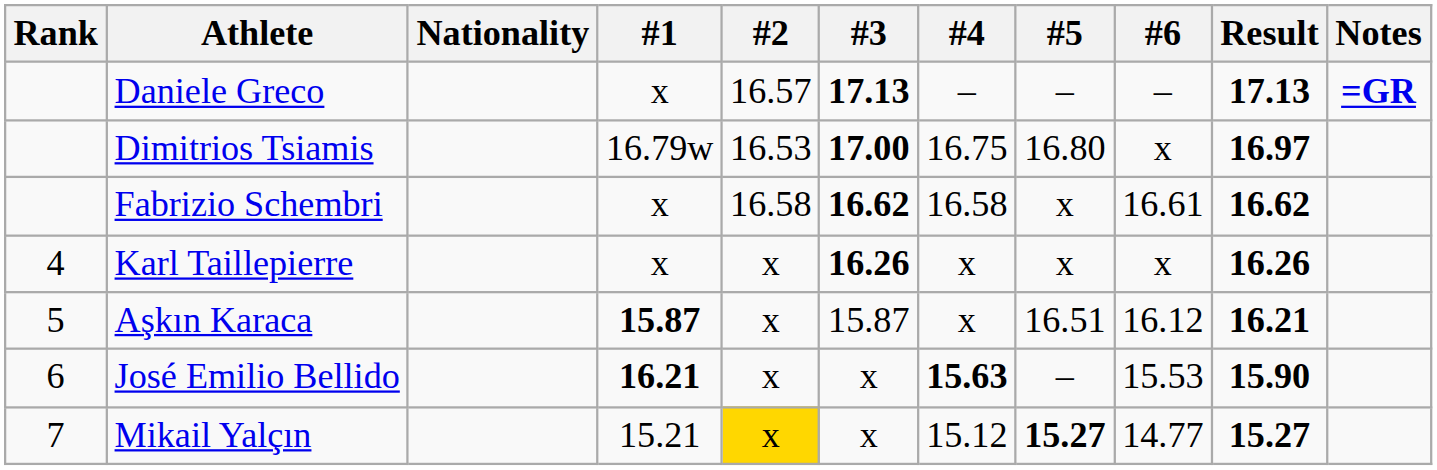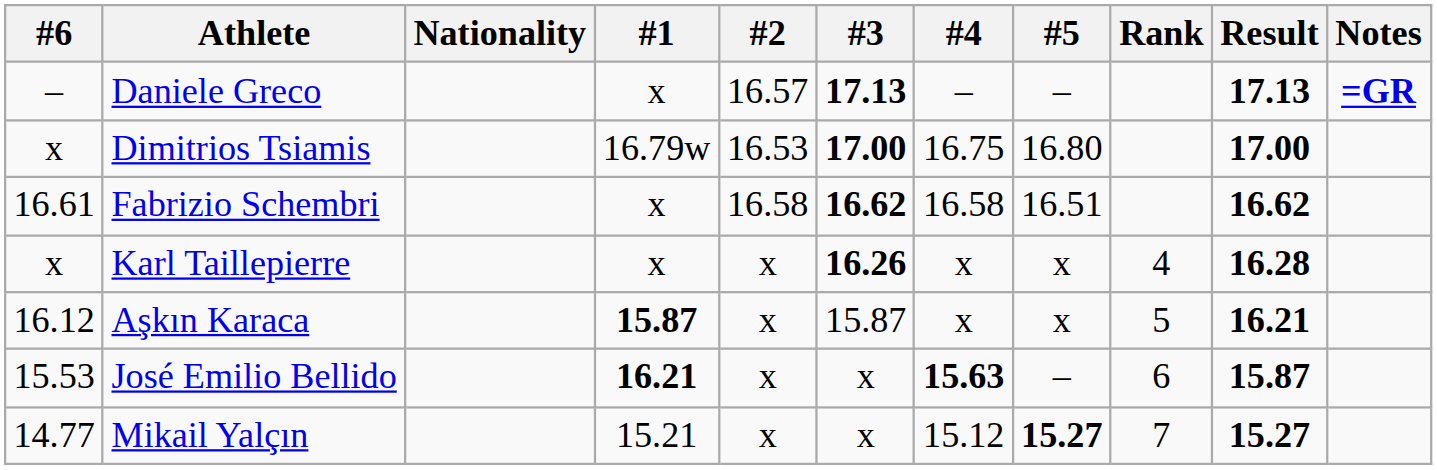columns swapped: (56, 33) <-> (1163, 33)
(1269, 147) 16.97 -> (1269, 147) 17.00
(1065, 205) x -> (1062, 205) 16.51
(1269, 262) 16.26 -> (1269, 262) 16.28
(1065, 319) 16.51 -> (1062, 319) x
(1269, 377) 15.90 -> (1269, 377) 15.87
(771, 434) gold background -> (768, 434) no background
